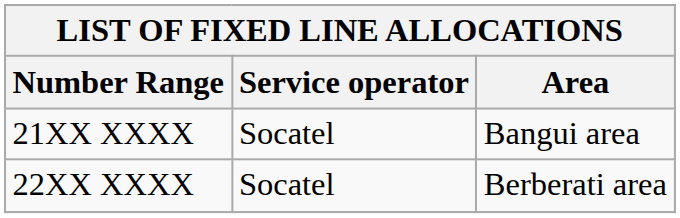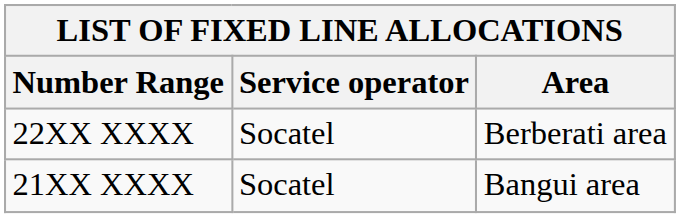rows swapped: (103, 133) <-> (103, 184)
